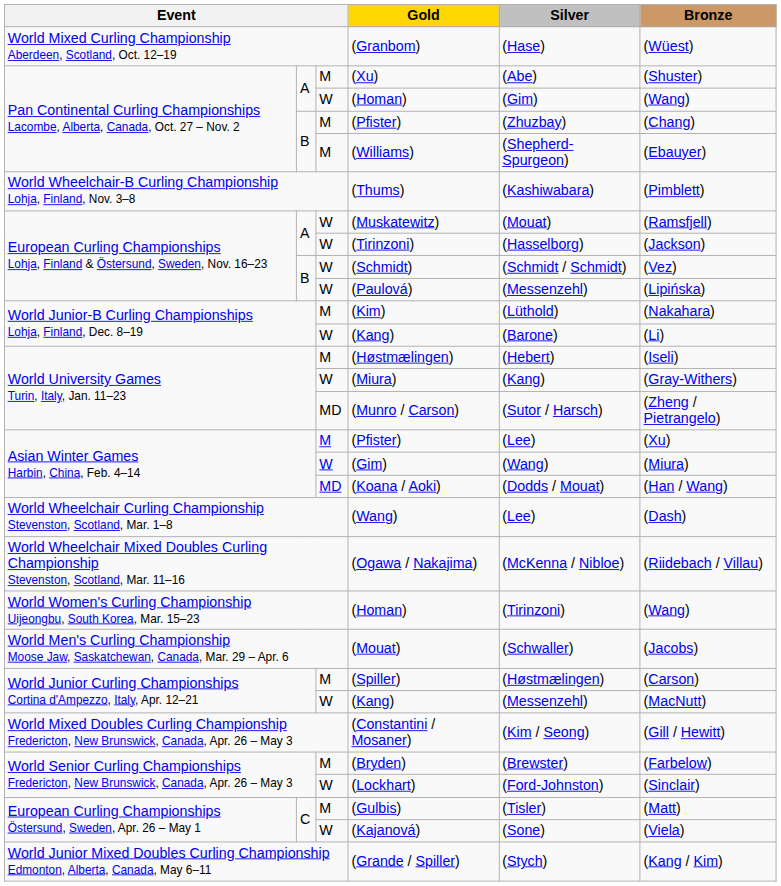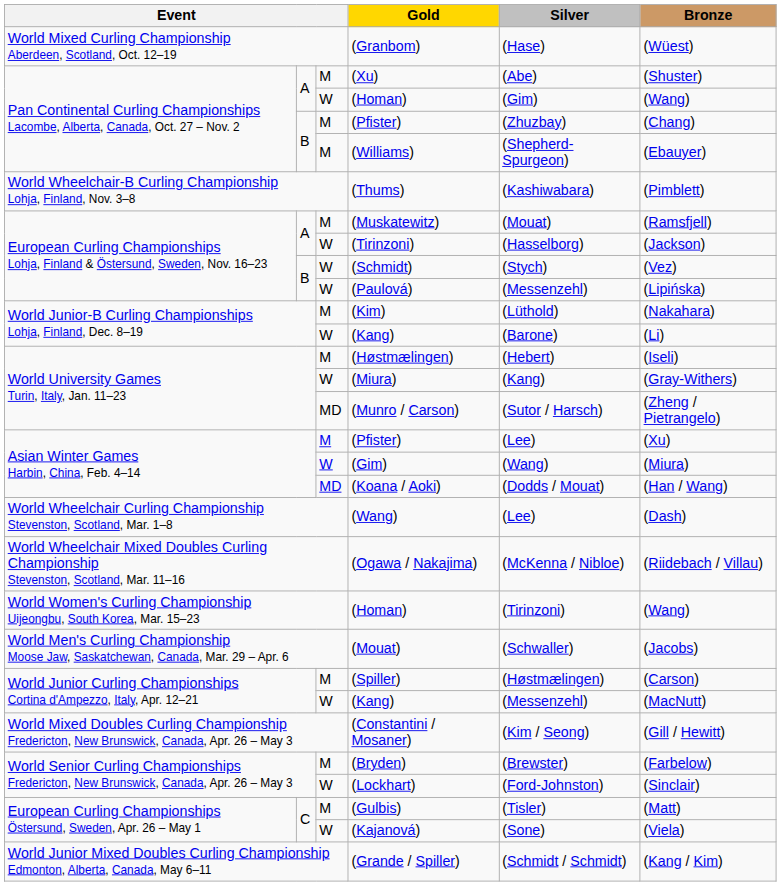(326, 221) W -> (325, 221) M
(564, 267) (Schmidt / Schmidt) -> (525, 267) (Stych)
(525, 861) (Stych) -> (564, 861) (Schmidt / Schmidt)
